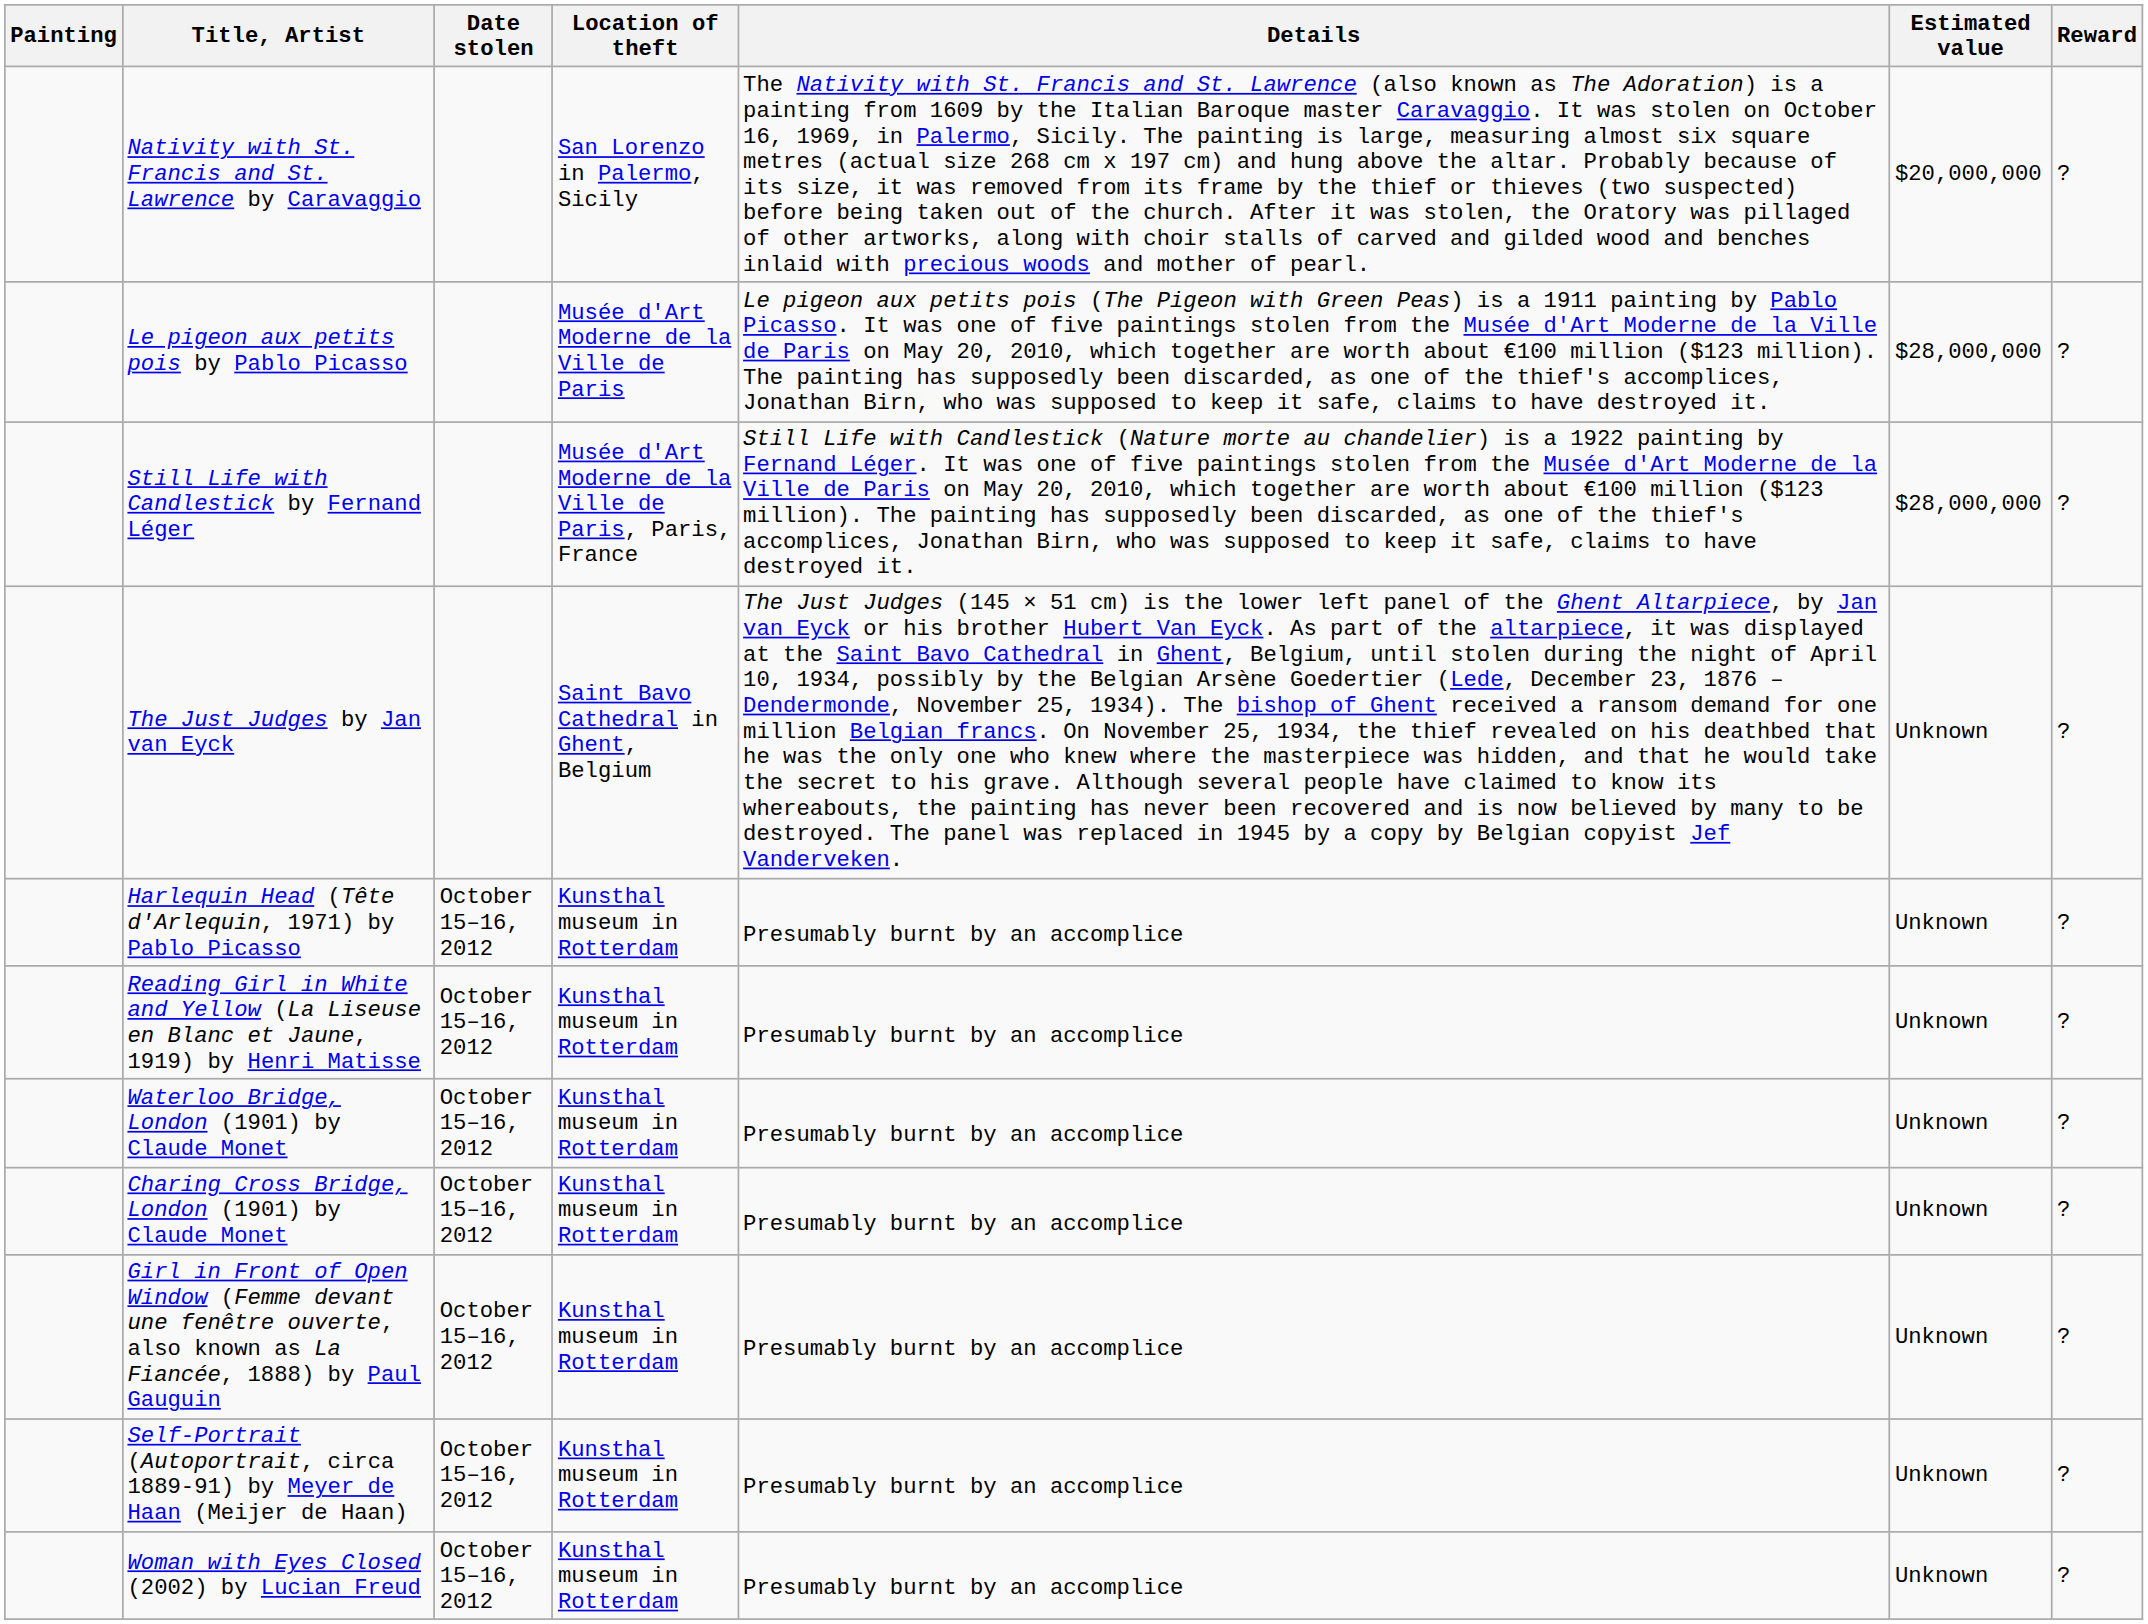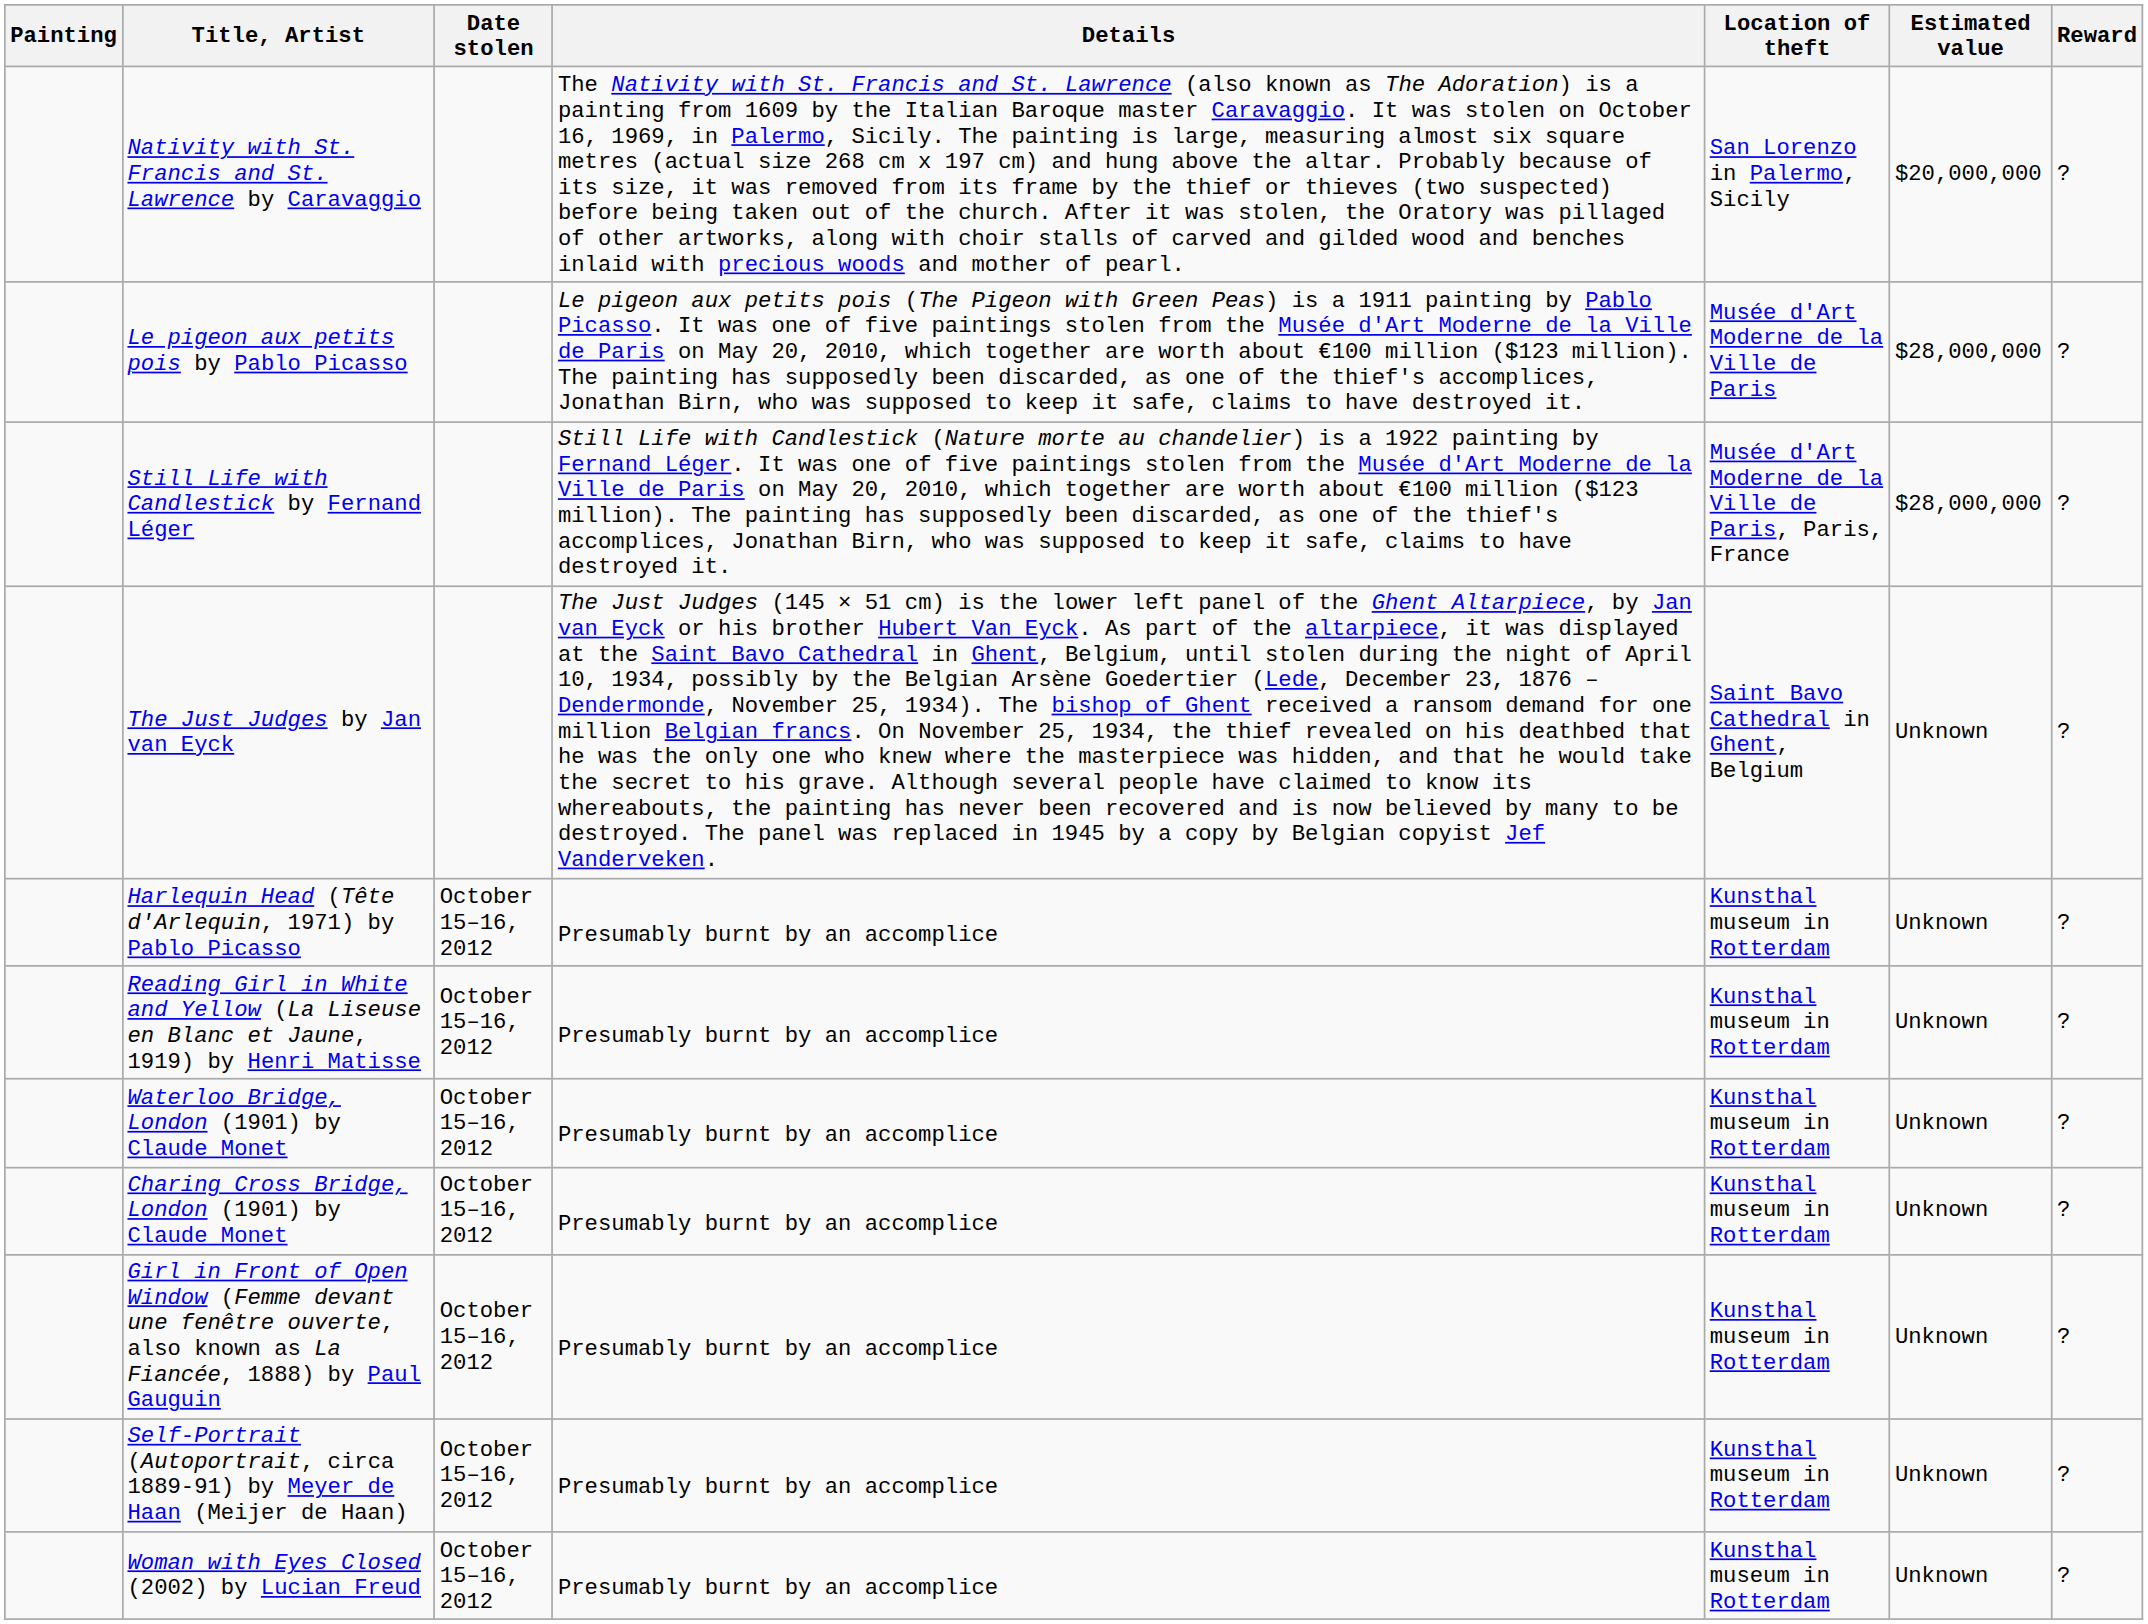columns swapped: (645, 36) <-> (1314, 36)
